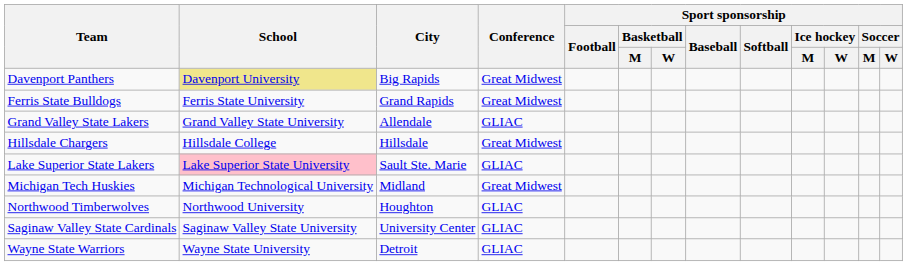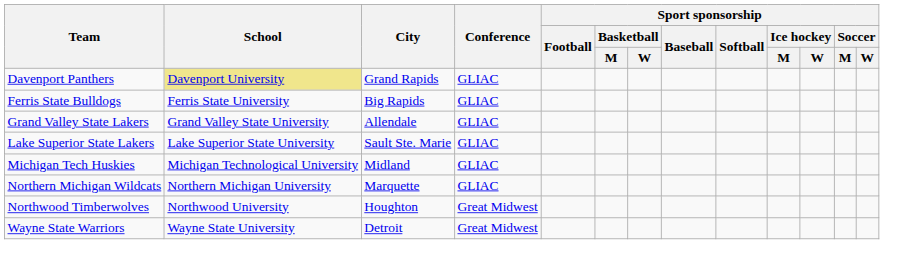(409, 79) Big Rapids -> (401, 79) Grand Rapids
(522, 79) Great Midwest -> (478, 79) GLIAC
(417, 100) Grand Rapids -> (394, 100) Big Rapids
(522, 100) Great Midwest -> (478, 100) GLIAC
- row: (58, 143)
(266, 164) pink background -> (251, 143) no background
(522, 185) Great Midwest -> (478, 164) GLIAC
+ row: (84, 185)
(502, 206) GLIAC -> (498, 206) Great Midwest
- row: (92, 228)
(502, 249) GLIAC -> (498, 228) Great Midwest
